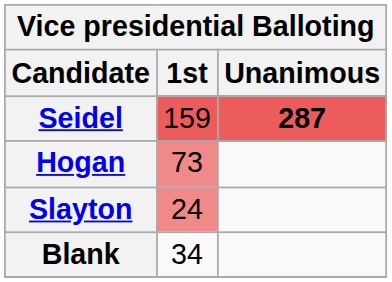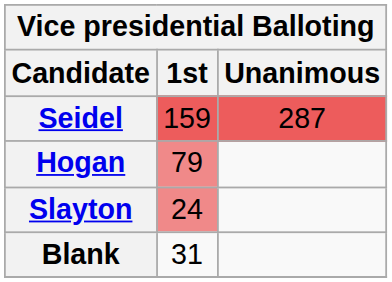(302, 118) bold -> (302, 118) normal
(187, 163) 73 -> (187, 163) 79
(187, 254) 34 -> (187, 254) 31
